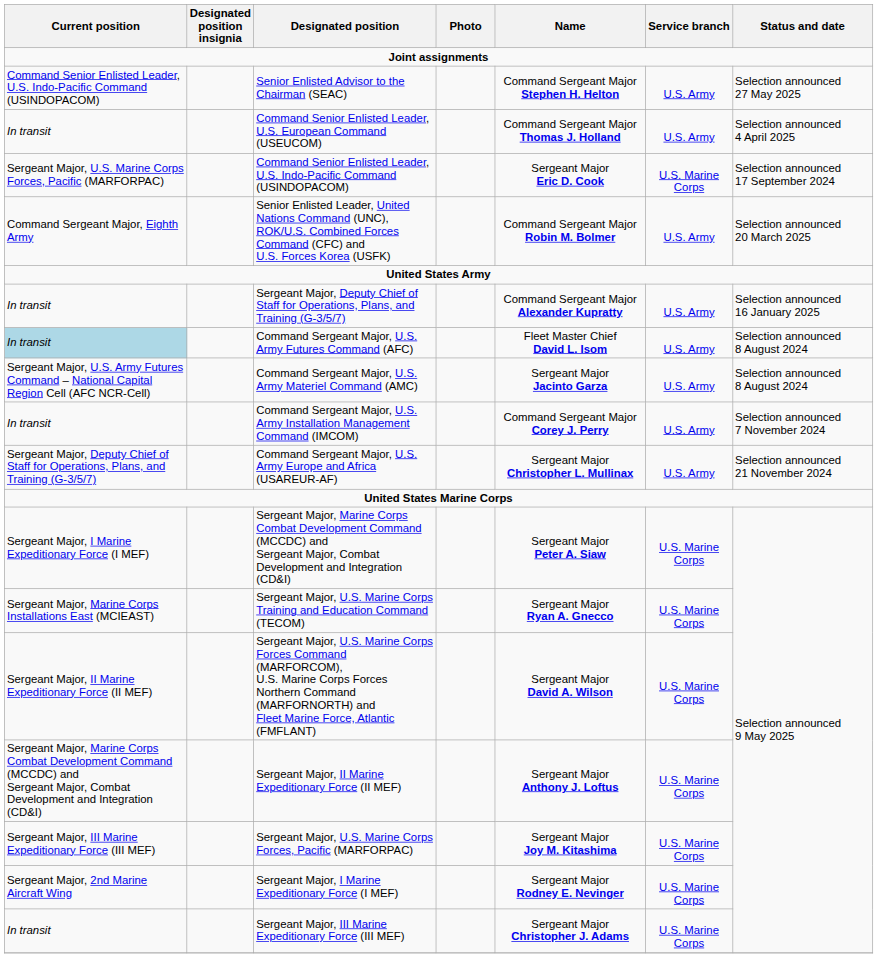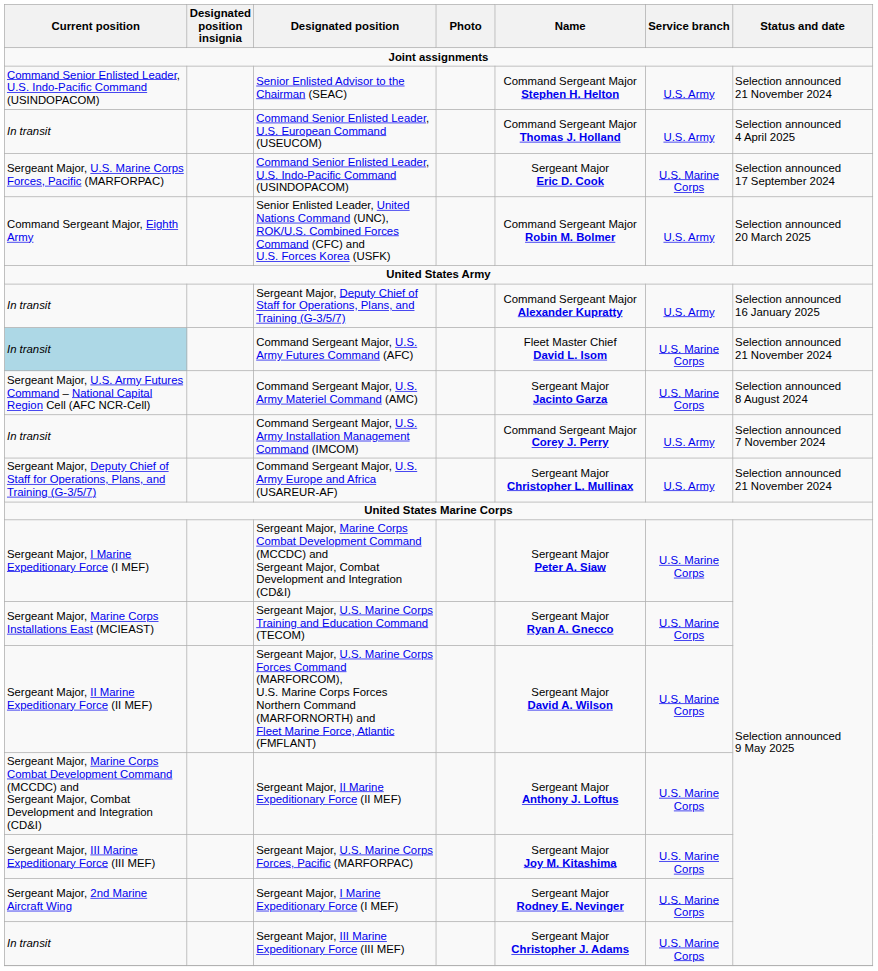(788, 87) Selection announced 27 May 2025 -> (788, 87) Selection announced 21 November 2024
(689, 349) U.S. Army -> (689, 355) U.S. Marine Corps
(788, 342) Selection announced 8 August 2024 -> (788, 349) Selection announced 21 November 2024
(689, 386) U.S. Army -> (689, 399) U.S. Marine Corps
